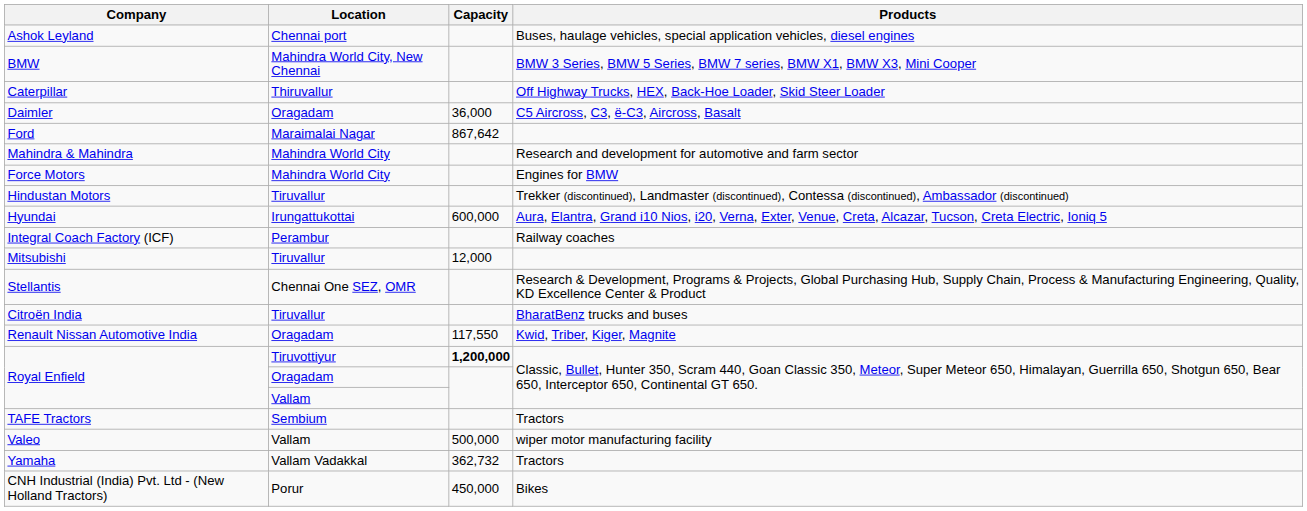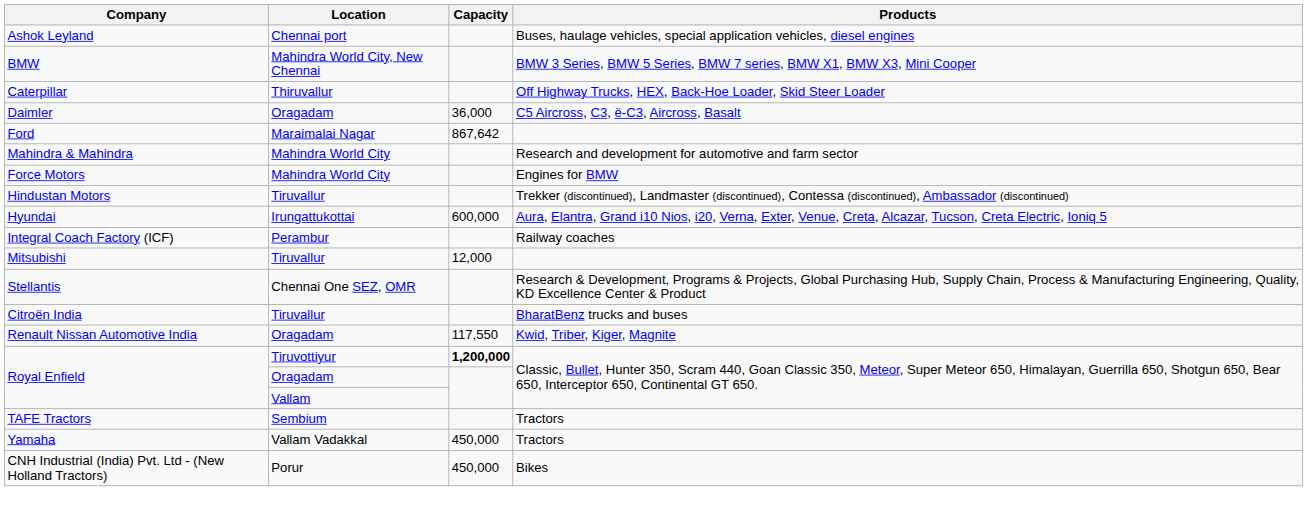- row: (24, 439)
(475, 460) 362,732 -> (475, 439) 450,000
